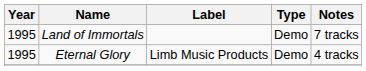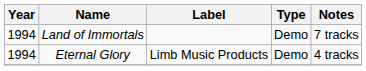(22, 35) 1995 -> (22, 35) 1994
(22, 55) 1995 -> (22, 55) 1994
